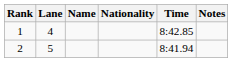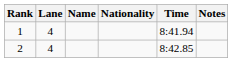(176, 31) 8:42.85 -> (176, 31) 8:41.94
(50, 48) 5 -> (50, 48) 4
(176, 48) 8:41.94 -> (176, 48) 8:42.85
